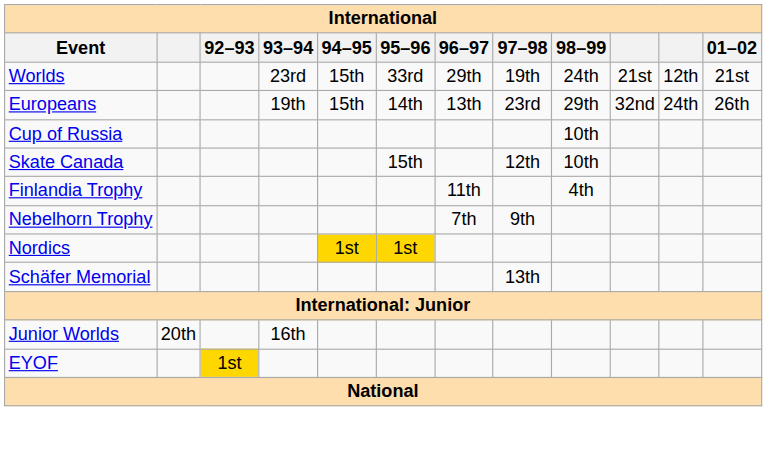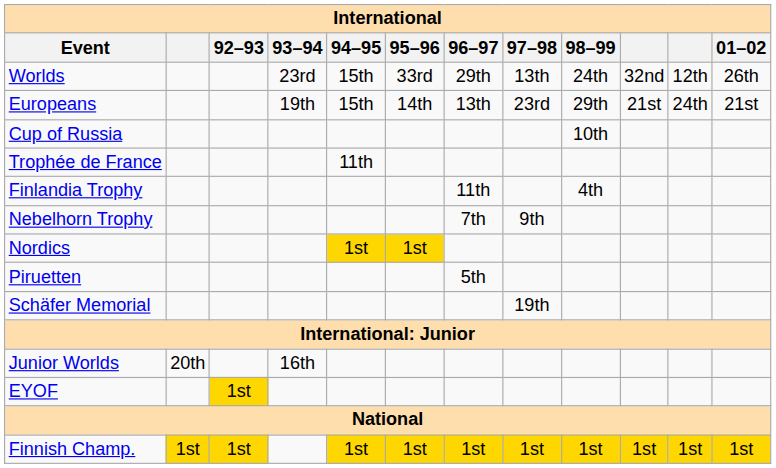(523, 76) 19th -> (532, 76) 13th
(635, 76) 21st -> (644, 76) 32nd
(732, 76) 21st -> (741, 76) 26th
(635, 104) 32nd -> (644, 104) 21st
(732, 104) 26th -> (741, 104) 21st
- row: (66, 162)
+ row: (85, 162)
+ row: (45, 276)
(523, 276) 13th -> (532, 305) 19th
+ row: (72, 448)
